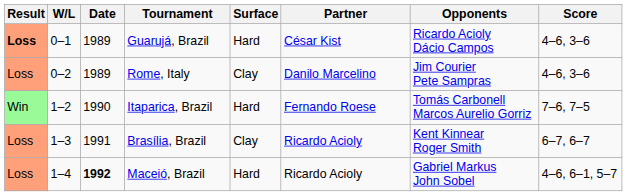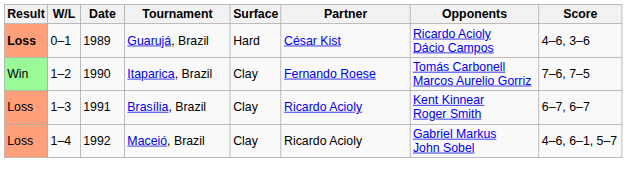- row: (159, 74)
(247, 107) Hard -> (245, 74) Clay
(97, 174) bold -> (97, 140) normal
(247, 174) Hard -> (245, 140) Clay
